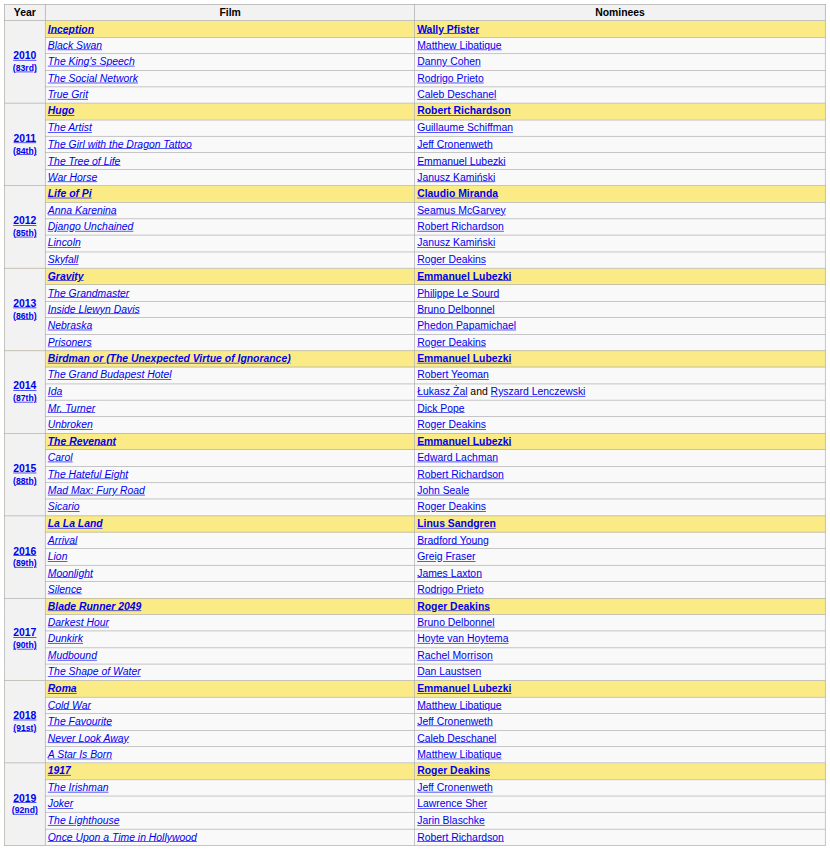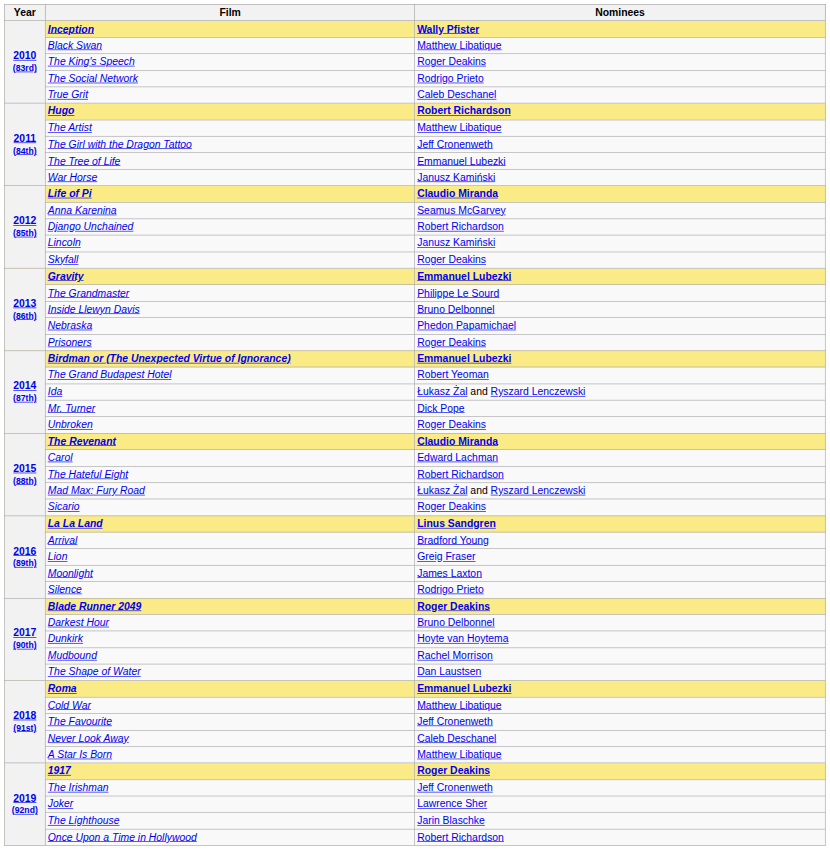(449, 62) Danny Cohen -> (452, 62) Roger Deakins
(465, 128) Guillaume Schiffman -> (459, 128) Matthew Libatique
(464, 441) Emmanuel Lubezki -> (458, 441) Claudio Miranda
(443, 491) John Seale -> (501, 491) Łukasz Żal and Ryszard Lenczewski
